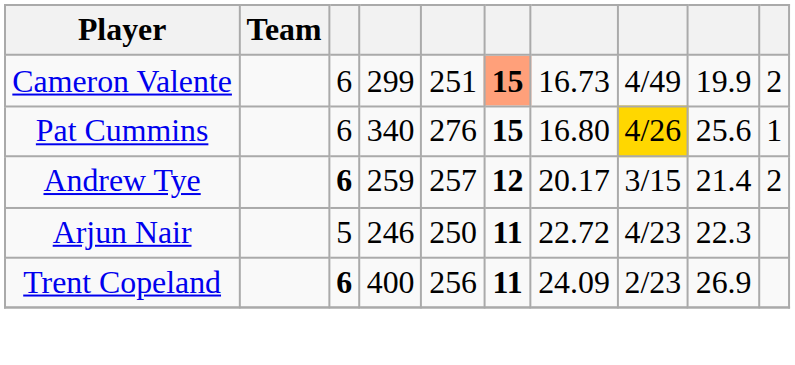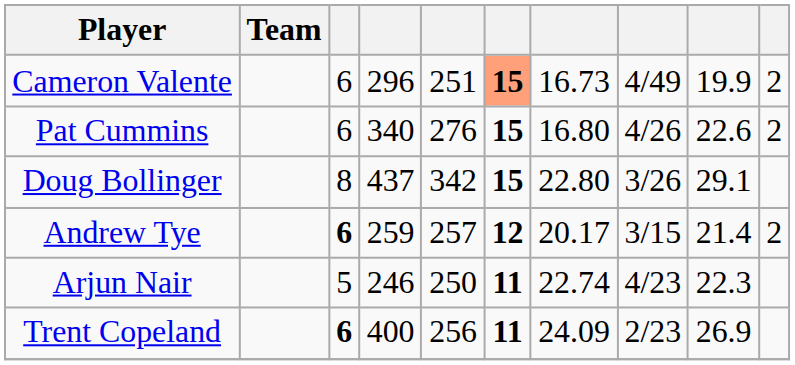(391, 80) 299 -> (391, 80) 296
(653, 130) gold background -> (653, 130) no background
(724, 130) 25.6 -> (724, 130) 22.6
(774, 130) 1 -> (774, 130) 2
+ row: (122, 181)
(574, 231) 22.72 -> (574, 282) 22.74
